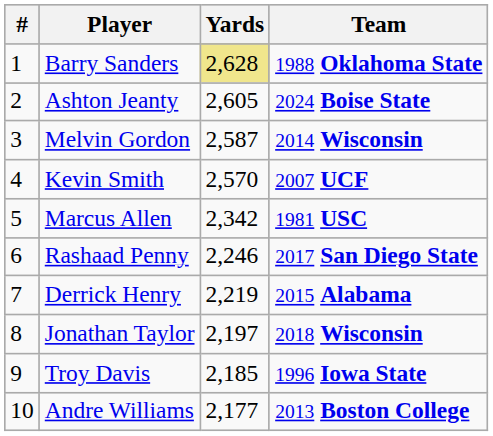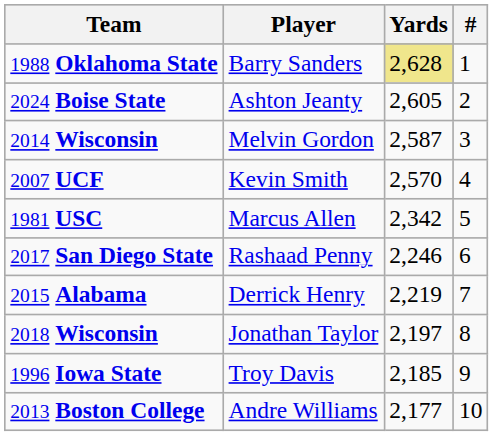columns swapped: (22, 24) <-> (379, 24)
